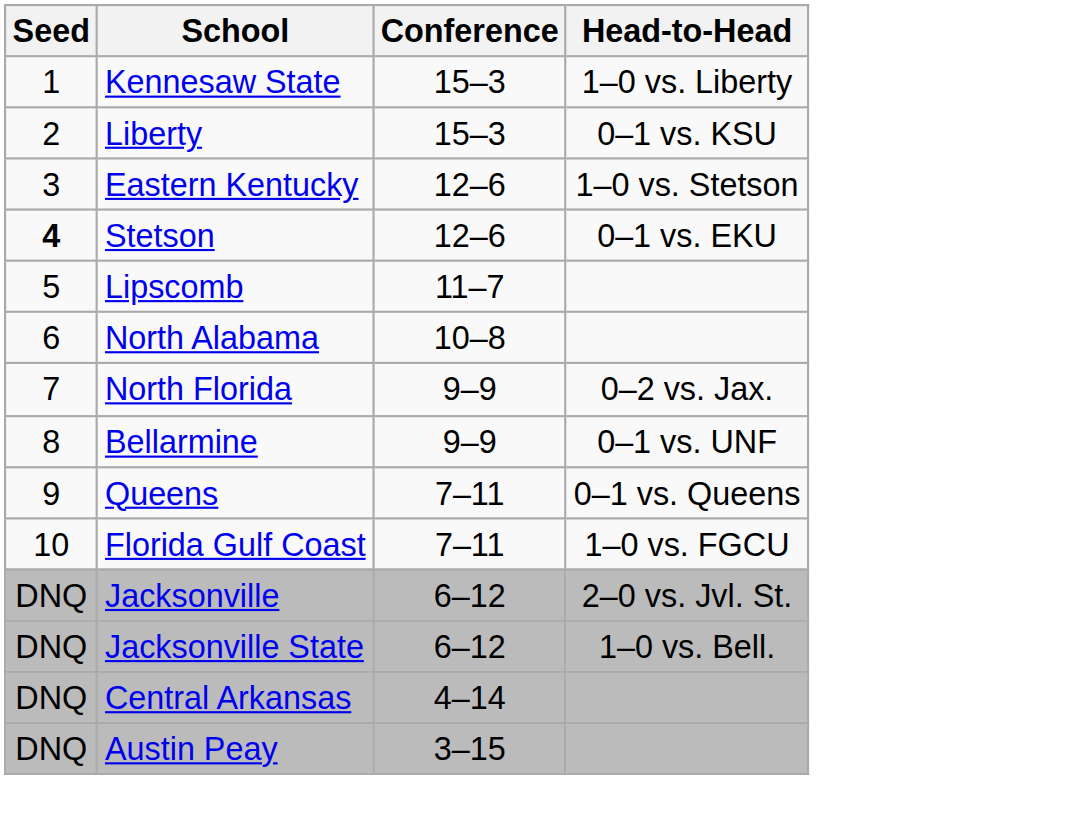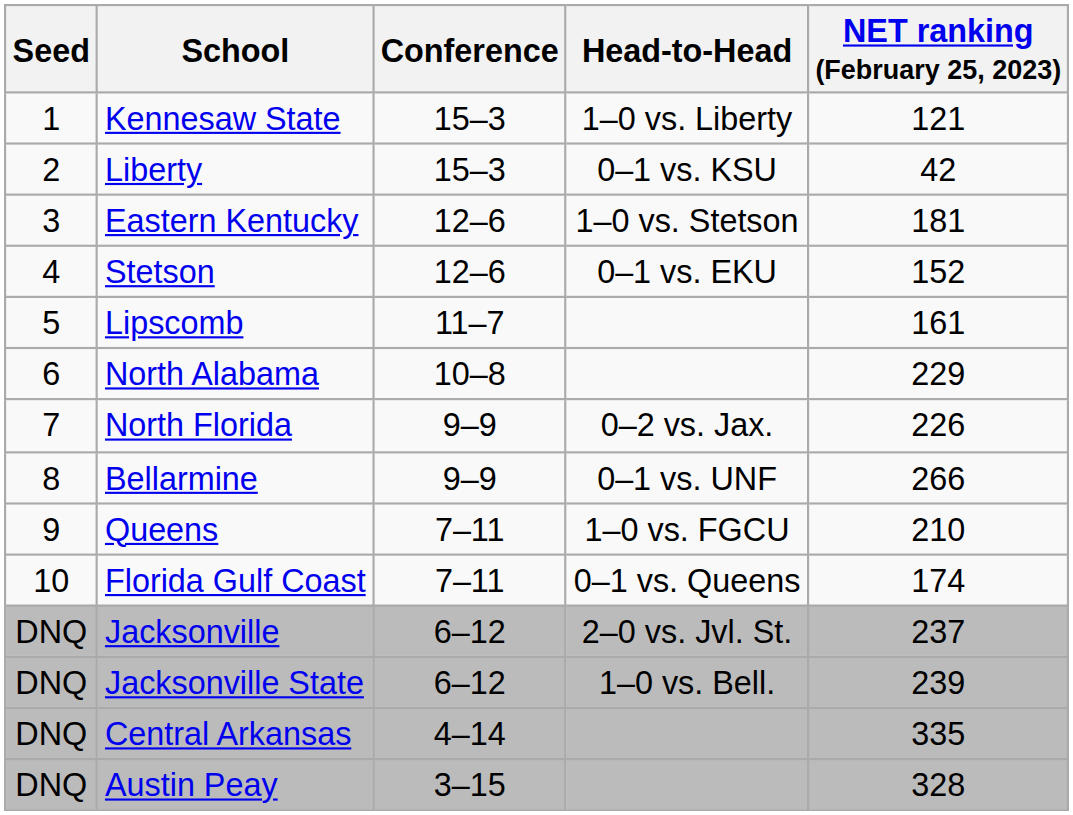+ column: (938, 49)
(51, 236) bold -> (51, 272) normal
(687, 492) 0–1 vs. Queens -> (687, 528) 1–0 vs. FGCU
(687, 543) 1–0 vs. FGCU -> (687, 580) 0–1 vs. Queens
